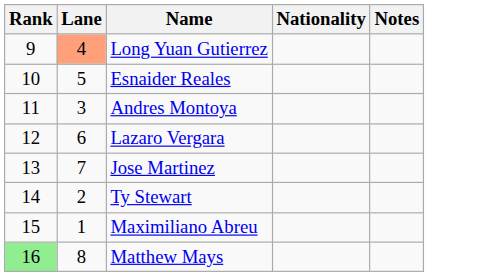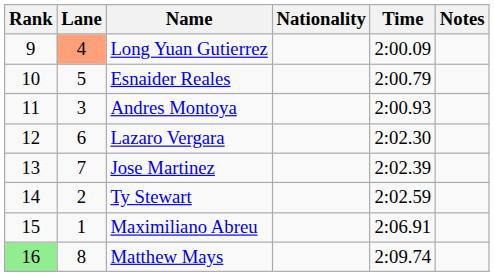+ column: (403, 19)
